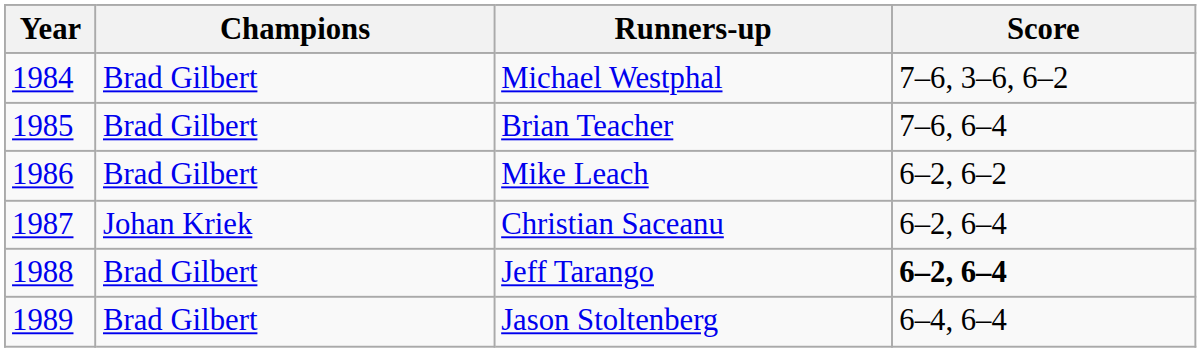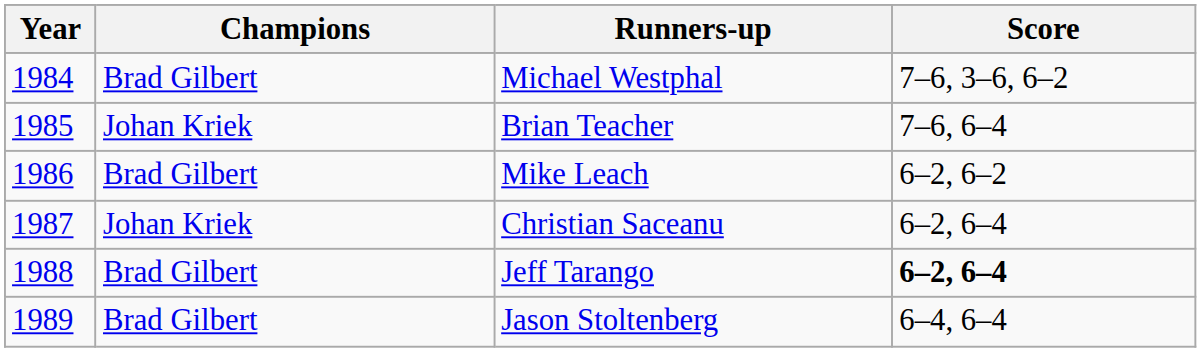(180, 126) Brad Gilbert -> (178, 126) Johan Kriek
